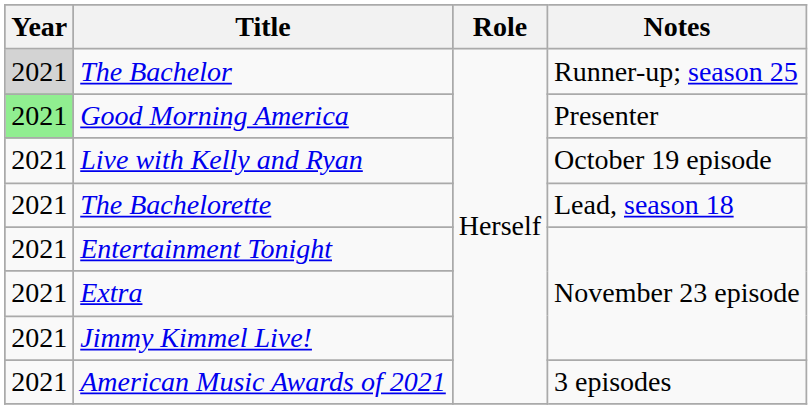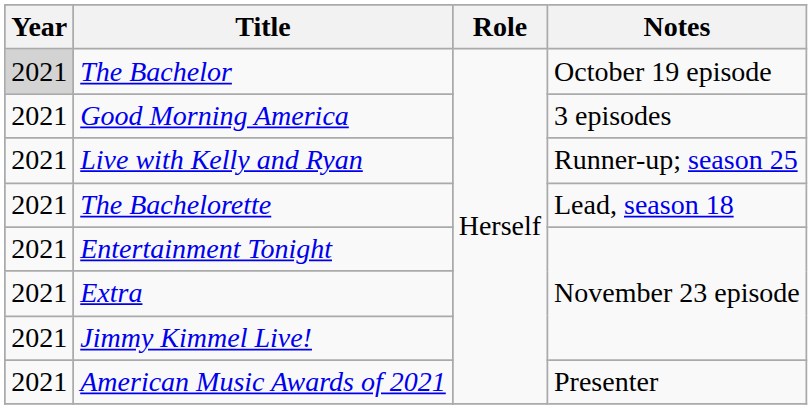(676, 71) Runner-up; season 25 -> (663, 71) October 19 episode
(39, 115) lightgreen background -> (39, 115) no background
(606, 115) Presenter -> (613, 115) 3 episodes
(663, 159) October 19 episode -> (676, 159) Runner-up; season 25
(613, 381) 3 episodes -> (606, 381) Presenter
